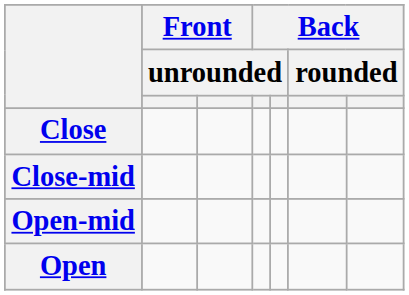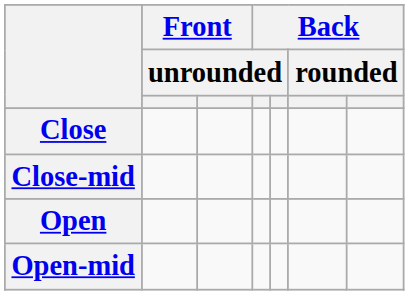rows swapped: (73, 220) <-> (73, 266)
